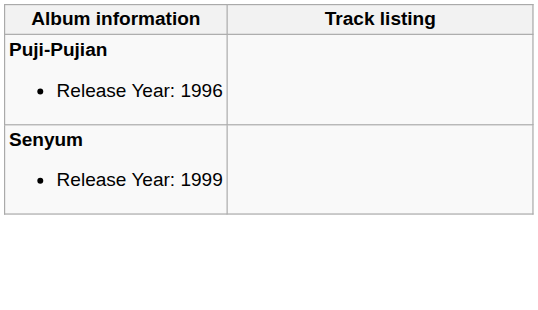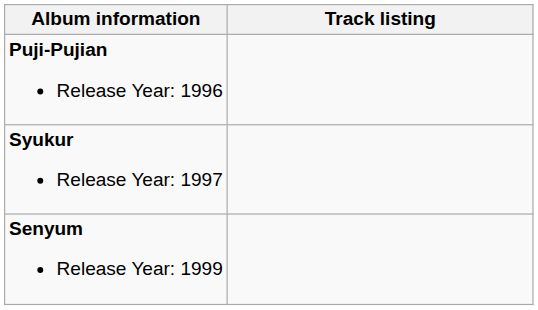+ row: (116, 160)
